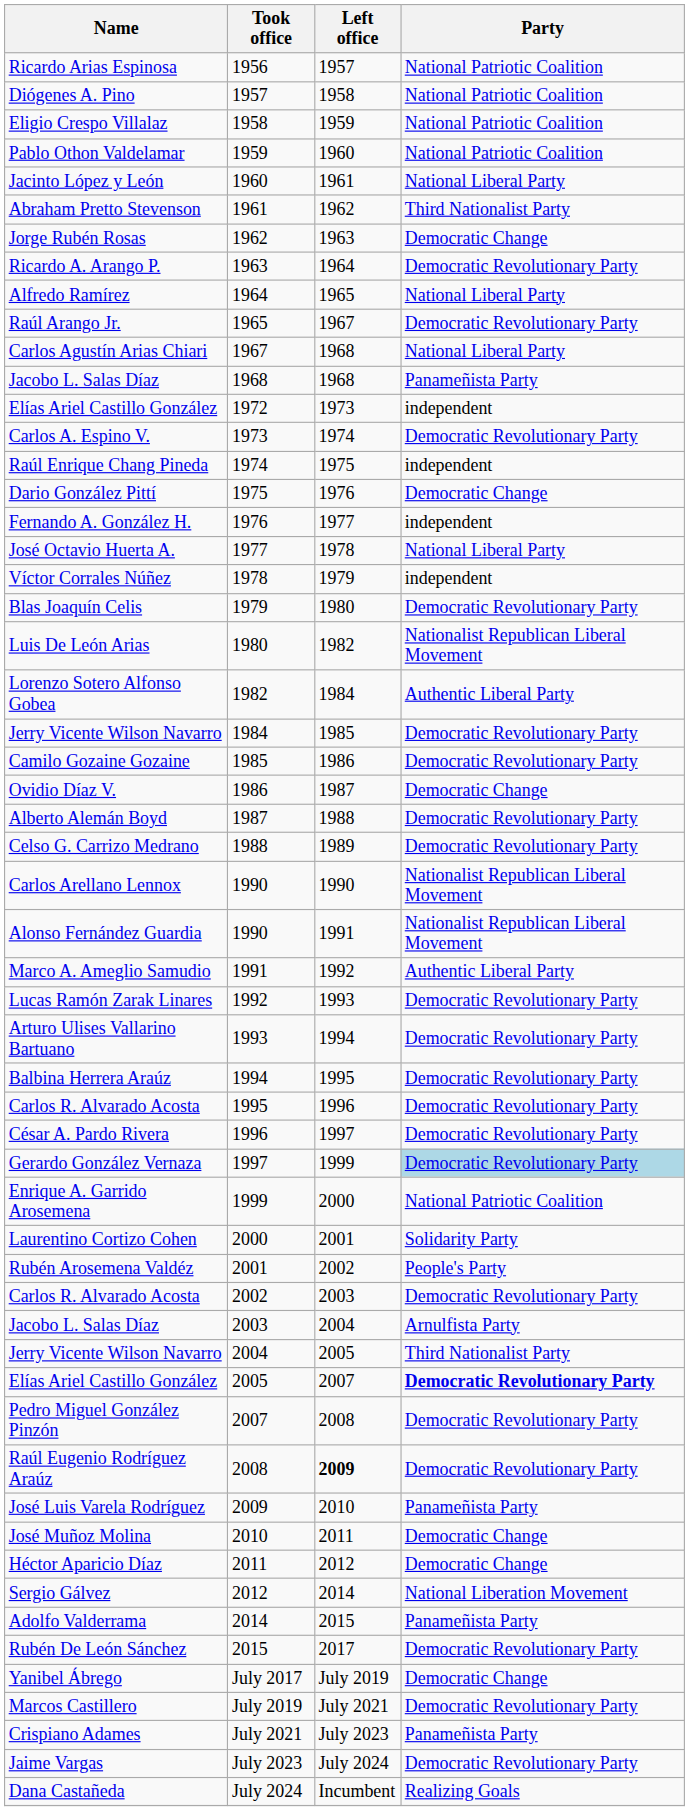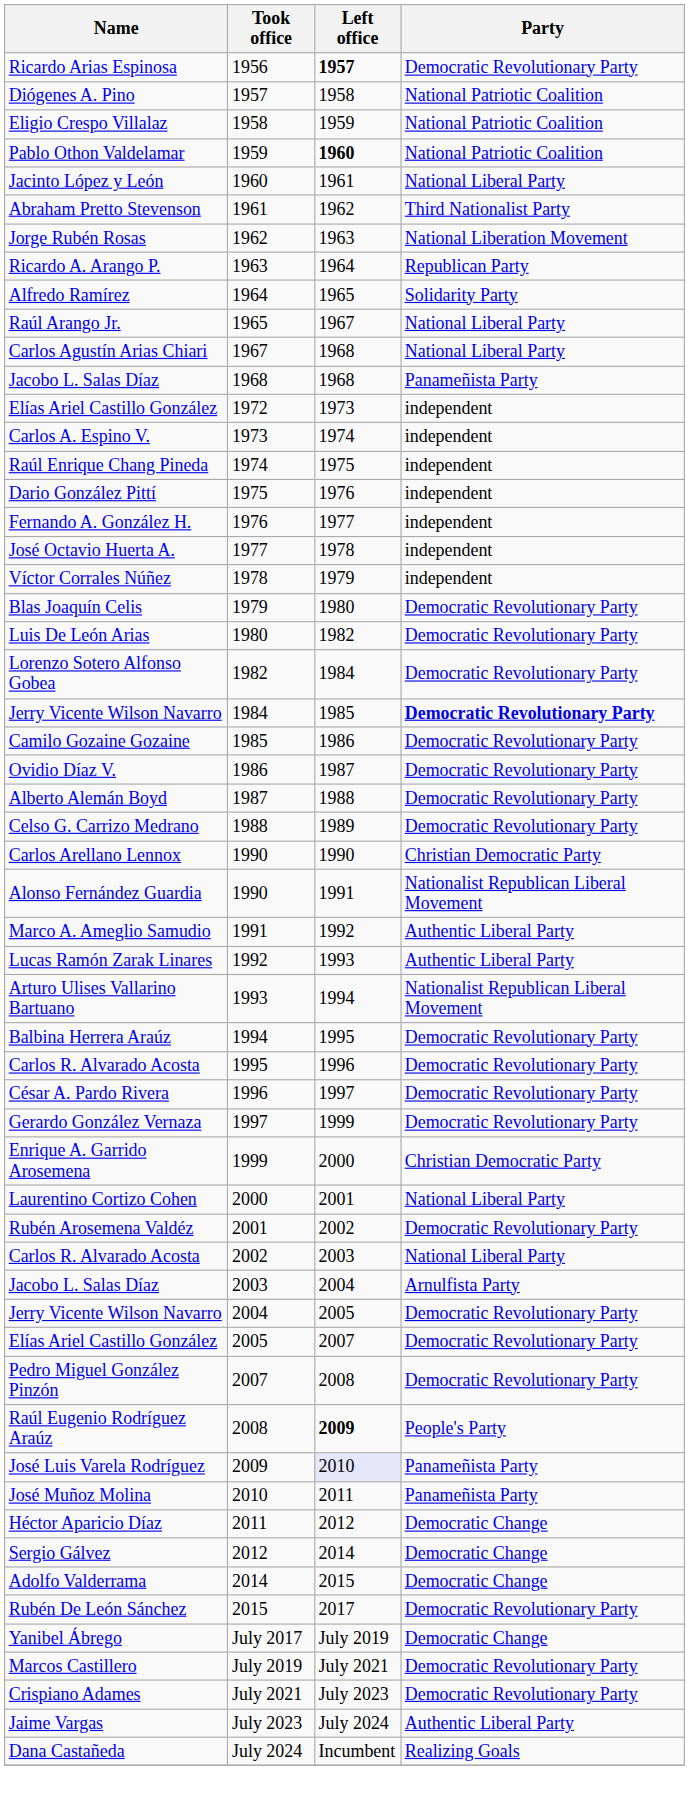(337, 67) normal -> (337, 67) bold
(504, 67) National Patriotic Coalition -> (521, 67) Democratic Revolutionary Party
(337, 152) normal -> (337, 152) bold
(476, 237) Democratic Change -> (516, 237) National Liberation Movement
(521, 266) Democratic Revolutionary Party -> (467, 266) Republican Party
(485, 294) National Liberal Party -> (461, 294) Solidarity Party
(521, 323) Democratic Revolutionary Party -> (485, 323) National Liberal Party
(521, 436) Democratic Revolutionary Party -> (449, 436) independent
(476, 493) Democratic Change -> (449, 493) independent
(485, 550) National Liberal Party -> (449, 550) independent
(515, 645) Nationalist Republican Liberal Movement -> (521, 635) Democratic Revolutionary Party
(489, 694) Authentic Liberal Party -> (521, 674) Democratic Revolutionary Party
(521, 732) normal -> (530, 712) bold
(476, 789) Democratic Change -> (521, 769) Democratic Revolutionary Party
(515, 885) Nationalist Republican Liberal Movement -> (503, 854) Christian Democratic Party
(521, 1000) Democratic Revolutionary Party -> (489, 960) Authentic Liberal Party
(521, 1039) Democratic Revolutionary Party -> (515, 998) Nationalist Republican Liberal Movement
(521, 1162) lightblue background -> (521, 1122) no background
(504, 1201) National Patriotic Coalition -> (503, 1160) Christian Democratic Party
(461, 1239) Solidarity Party -> (485, 1199) National Liberal Party
(455, 1268) People's Party -> (521, 1227) Democratic Revolutionary Party
(521, 1296) Democratic Revolutionary Party -> (485, 1256) National Liberal Party
(487, 1353) Third Nationalist Party -> (521, 1313) Democratic Revolutionary Party
(530, 1381) bold -> (521, 1341) normal
(521, 1468) Democratic Revolutionary Party -> (455, 1428) People's Party
(337, 1507) no background -> (337, 1467) lavender background
(476, 1535) Democratic Change -> (471, 1495) Panameñista Party
(516, 1592) National Liberation Movement -> (476, 1552) Democratic Change
(471, 1621) Panameñista Party -> (476, 1580) Democratic Change
(471, 1734) Panameñista Party -> (521, 1694) Democratic Revolutionary Party
(521, 1763) Democratic Revolutionary Party -> (489, 1722) Authentic Liberal Party
